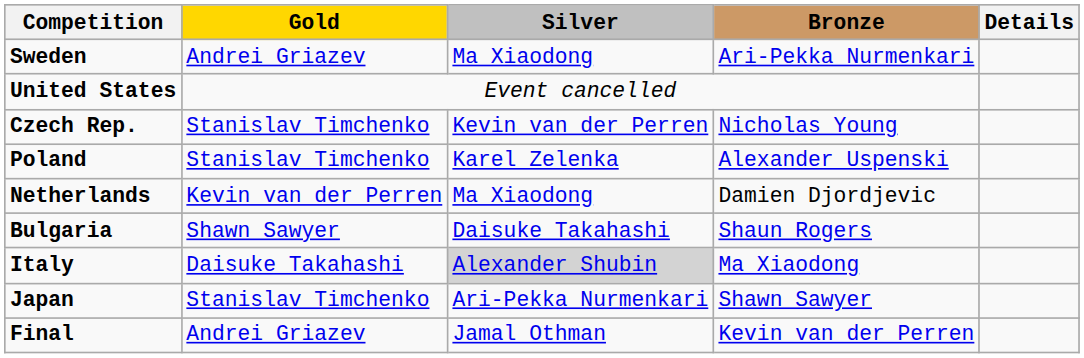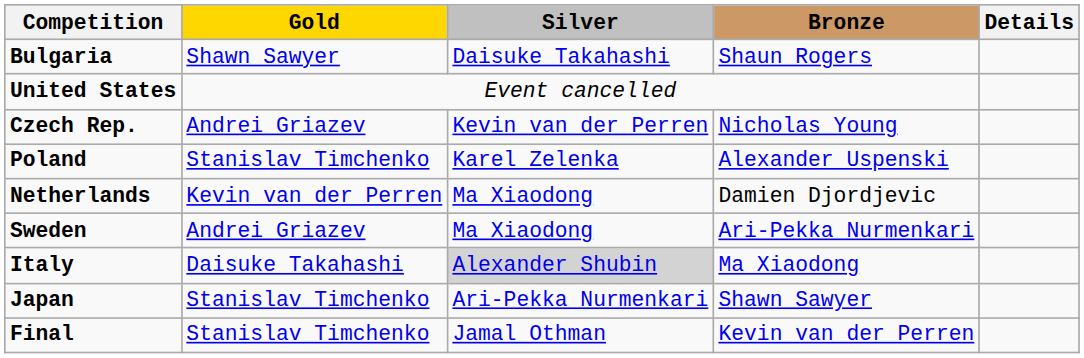rows swapped: (61, 231) <-> (48, 57)
(308, 126) Stanislav Timchenko -> (276, 126) Andrei Griazev
(276, 335) Andrei Griazev -> (308, 335) Stanislav Timchenko
